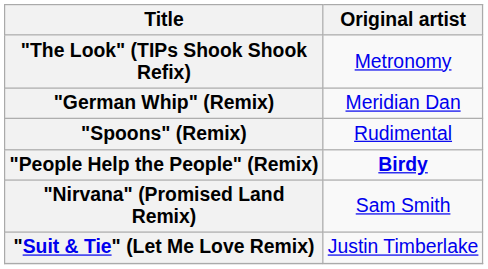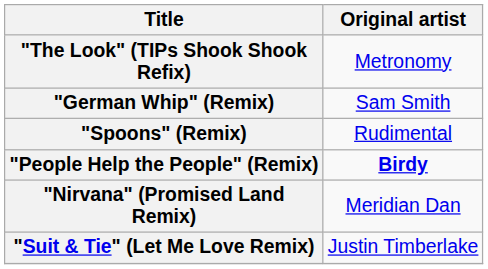(403, 103) Meridian Dan -> (403, 103) Sam Smith
(403, 206) Sam Smith -> (403, 206) Meridian Dan
